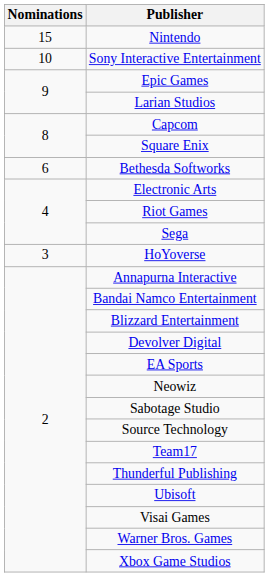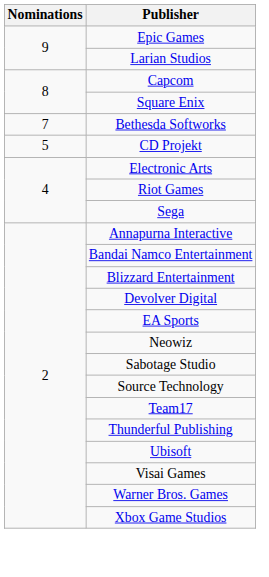- row: (175, 37)
- row: (175, 59)
(45, 168) 6 -> (45, 124) 7
+ row: (171, 146)
- row: (175, 255)
